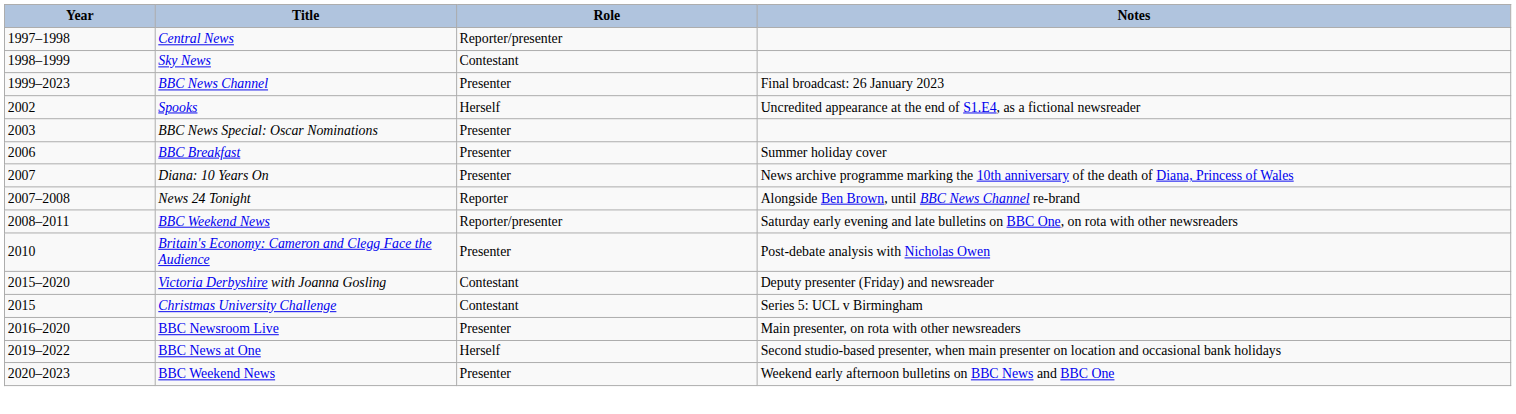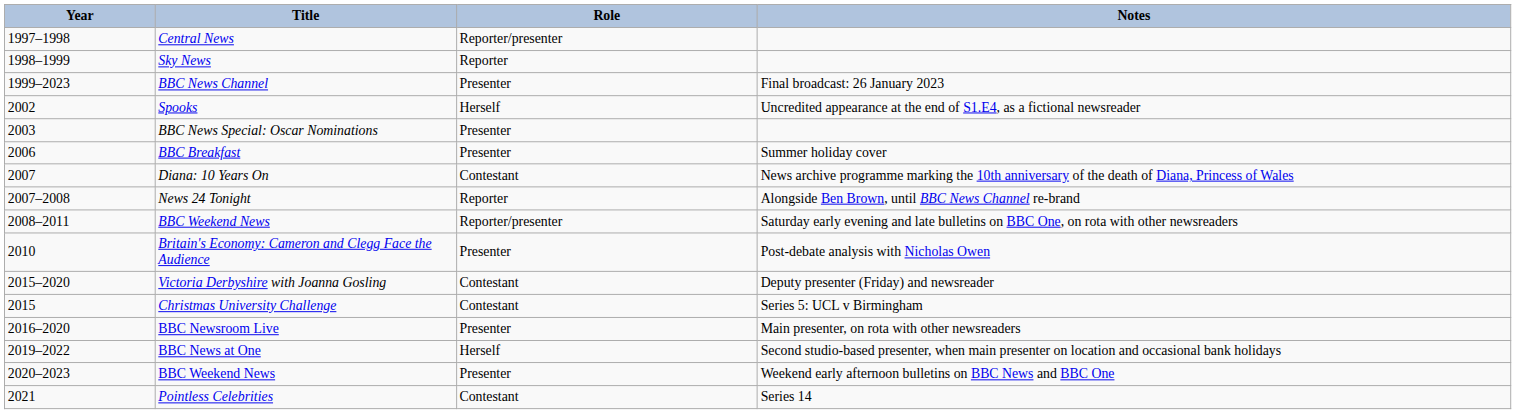(489, 61) Contestant -> (484, 61) Reporter
(485, 175) Presenter -> (489, 175) Contestant
+ row: (22, 397)
